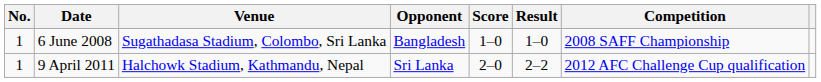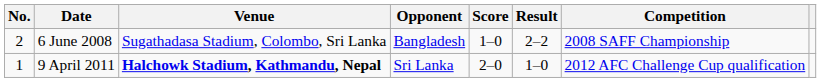(19, 41) 1 -> (19, 41) 2
(537, 41) 1–0 -> (537, 41) 2–2
(243, 65) normal -> (251, 65) bold
(537, 65) 2–2 -> (537, 65) 1–0
